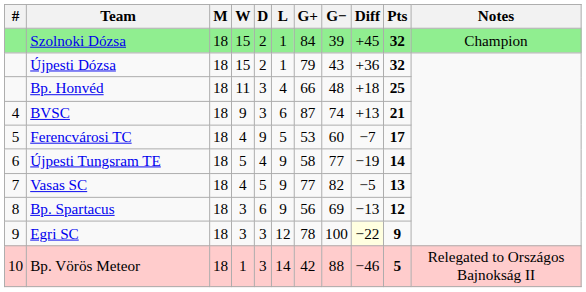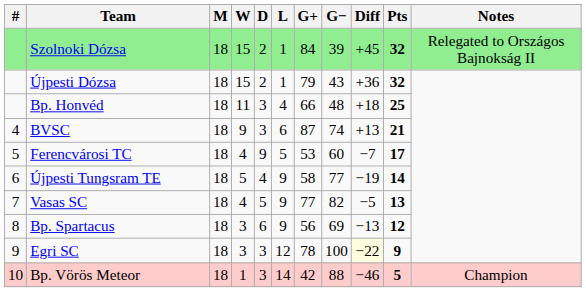(496, 40) Champion -> (496, 49) Relegated to Országos Bajnokság II
(496, 266) Relegated to Országos Bajnokság II -> (496, 274) Champion
